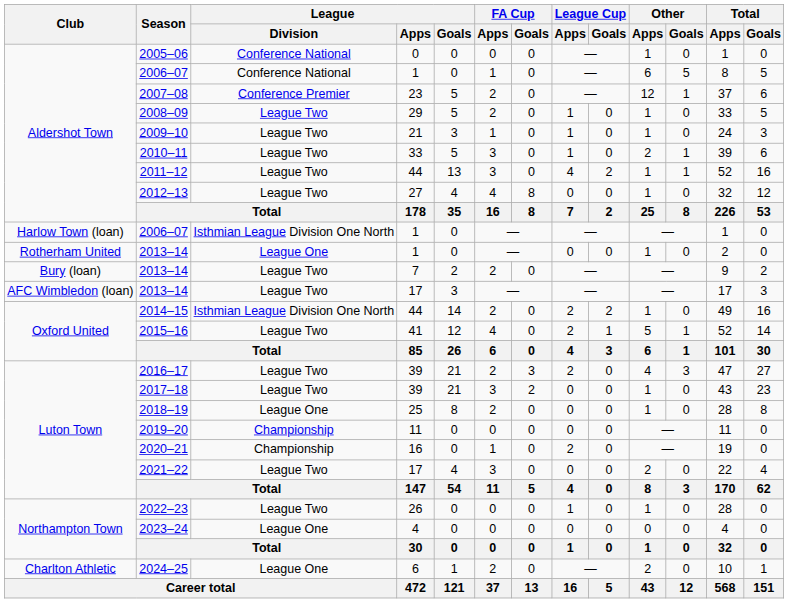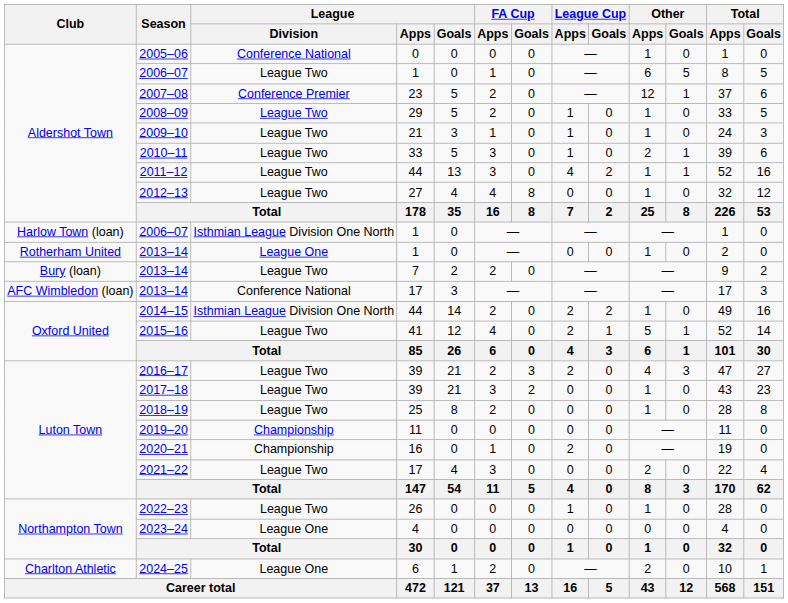(294, 73) Conference National -> (294, 73) League Two
(294, 291) League Two -> (294, 291) Conference National
(294, 410) League One -> (294, 410) League Two
